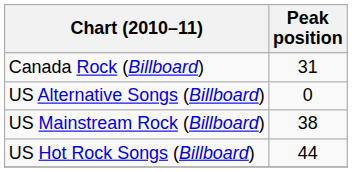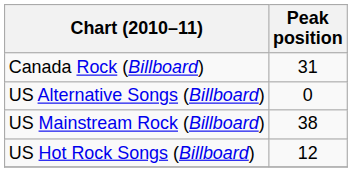(308, 152) 44 -> (308, 152) 12
